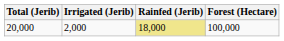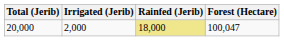(224, 28) 100,000 -> (224, 28) 100,047
